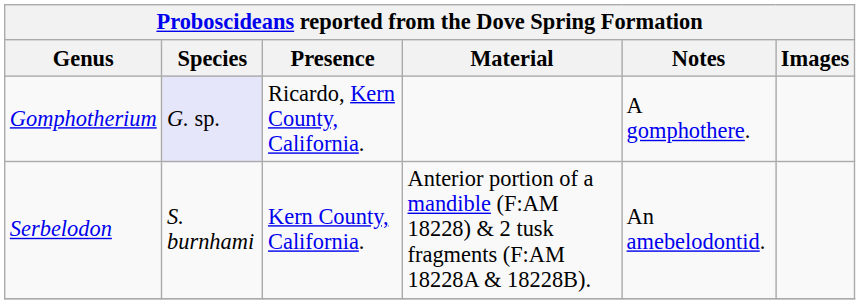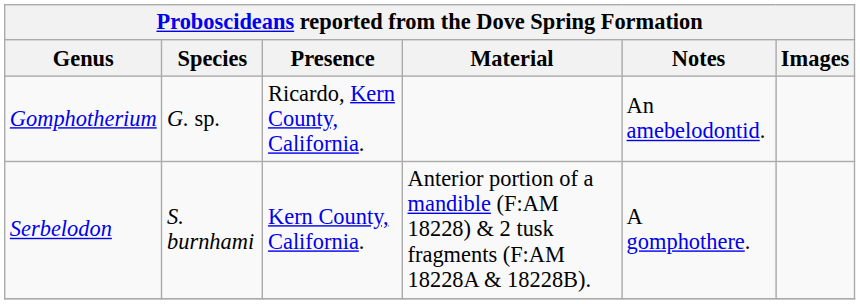(193, 118) lavender background -> (193, 118) no background
(689, 118) A gomphothere. -> (696, 118) An amebelodontid.
(696, 229) An amebelodontid. -> (689, 229) A gomphothere.
